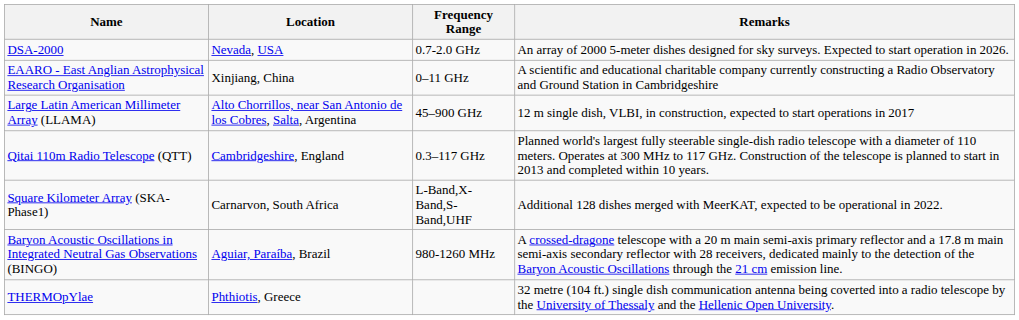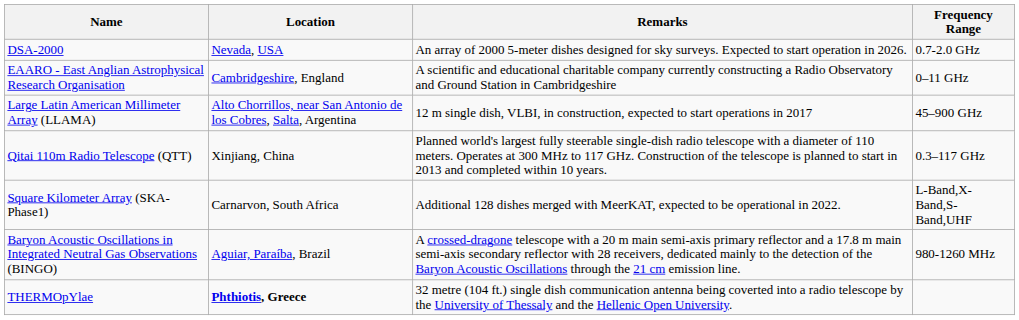columns swapped: (463, 22) <-> (764, 22)
(253, 77) Xinjiang, China -> (278, 77) Cambridgeshire, England
(278, 155) Cambridgeshire, England -> (253, 155) Xinjiang, China
(256, 297) normal -> (259, 297) bold
